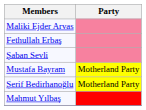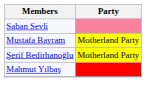- row: (40, 26)
- row: (34, 41)
